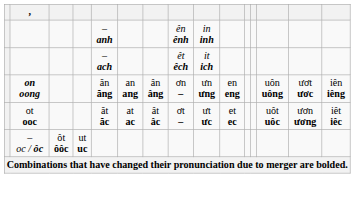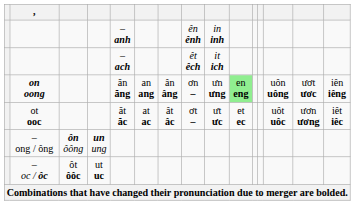(232, 88) no background -> (241, 88) lightgreen background
+ row: (34, 143)
